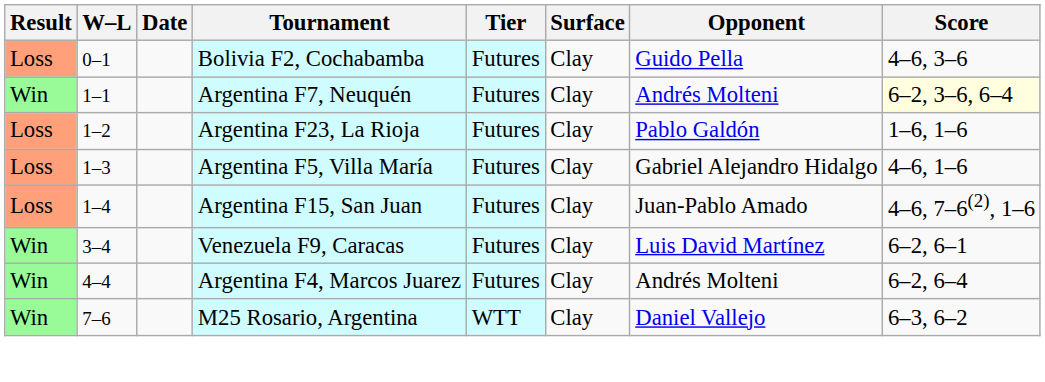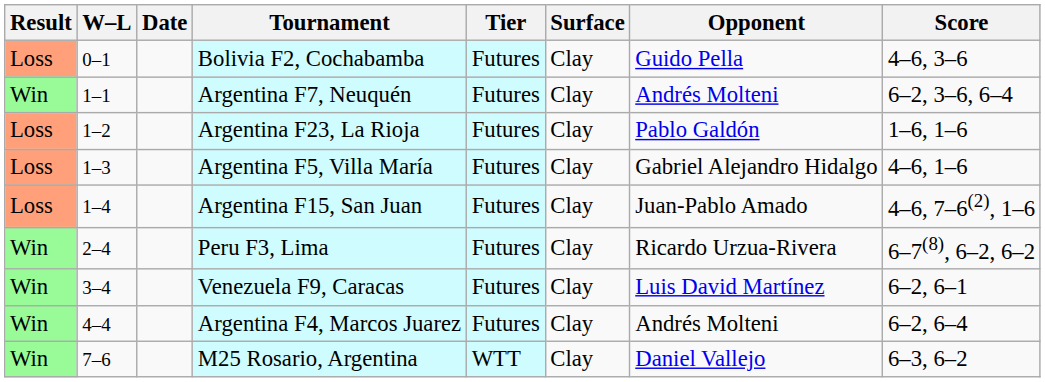(950, 94) lightyellow background -> (950, 94) no background
+ row: (263, 247)
